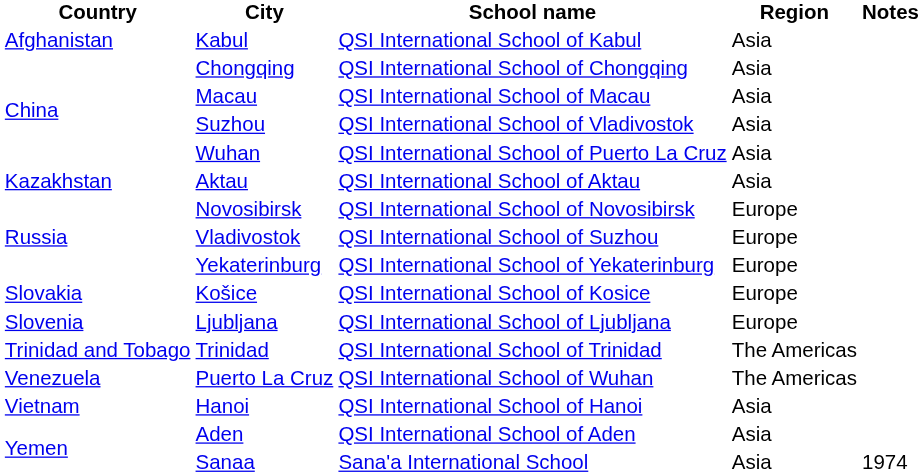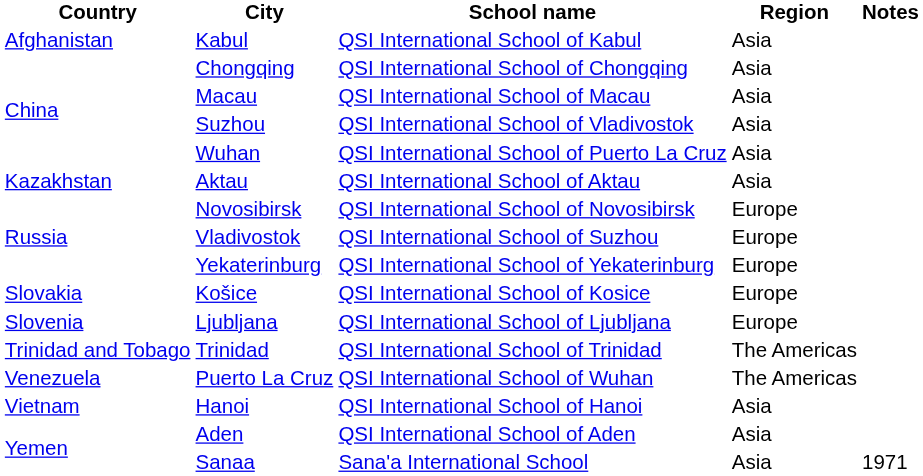(885, 462) 1974 -> (885, 462) 1971
